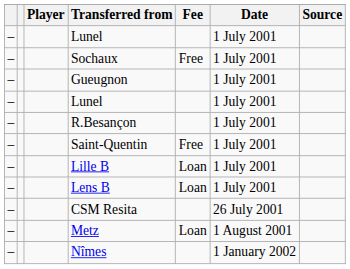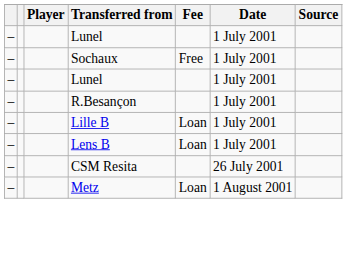- row: (11, 79)
- row: (11, 144)
- row: (11, 252)
